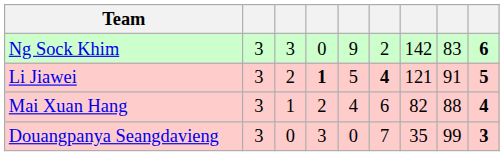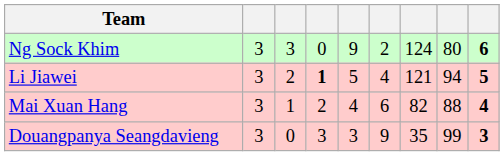(419, 48) 142 -> (419, 48) 124
(452, 48) 83 -> (452, 48) 80
(385, 77) bold -> (385, 77) normal
(452, 77) 91 -> (452, 77) 94
(353, 135) 0 -> (353, 135) 3
(385, 135) 7 -> (385, 135) 9
